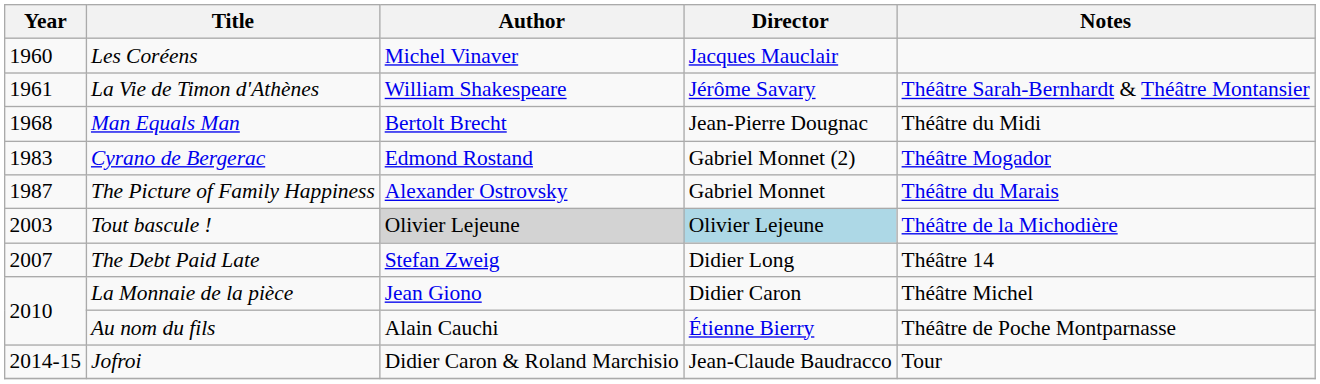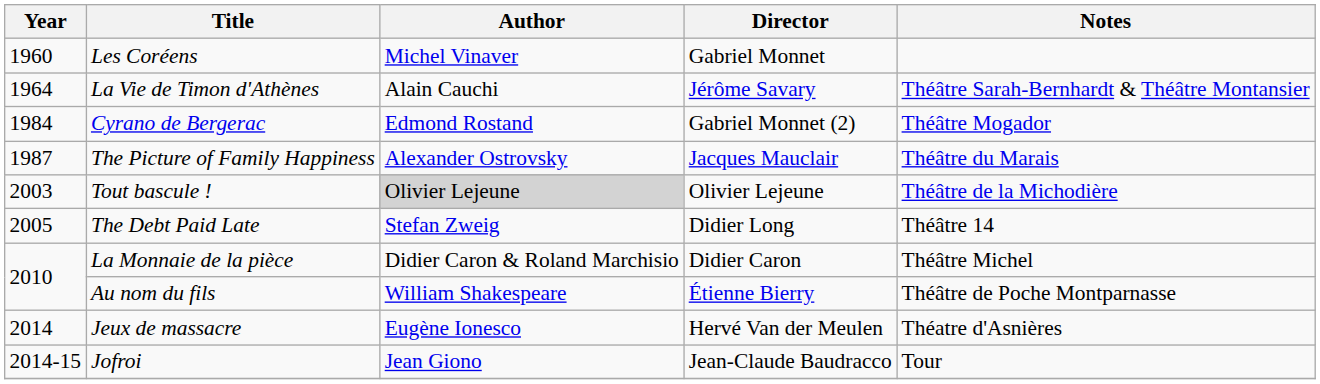(763, 55) Jacques Mauclair -> (757, 55) Gabriel Monnet
(31, 89) 1961 -> (31, 89) 1964
(476, 89) William Shakespeare -> (442, 89) Alain Cauchi
- row: (165, 123)
(31, 157) 1983 -> (31, 123) 1984
(757, 191) Gabriel Monnet -> (763, 157) Jacques Mauclair
(756, 225) lightblue background -> (756, 191) no background
(31, 259) 2007 -> (31, 225) 2005
(433, 293) Jean Giono -> (532, 259) Didier Caron & Roland Marchisio
(442, 327) Alain Cauchi -> (476, 293) William Shakespeare
+ row: (166, 327)
(532, 361) Didier Caron & Roland Marchisio -> (433, 361) Jean Giono
